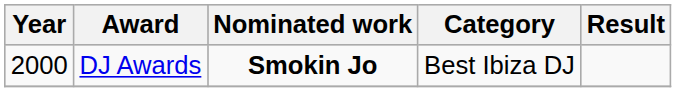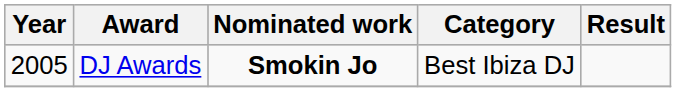(39, 65) 2000 -> (39, 65) 2005
